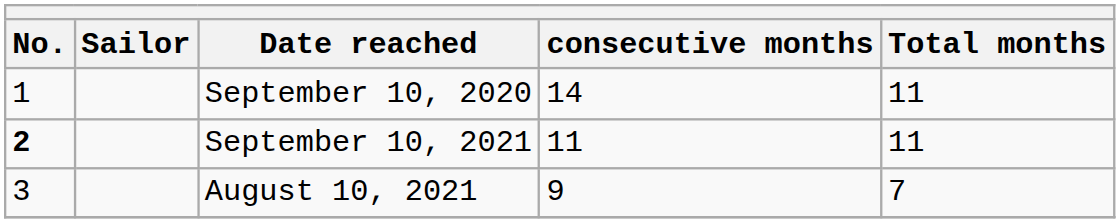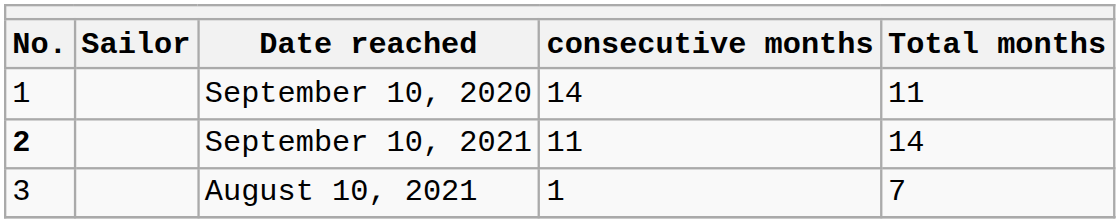(906, 143) 11 -> (906, 143) 14
(556, 192) 9 -> (556, 192) 1
